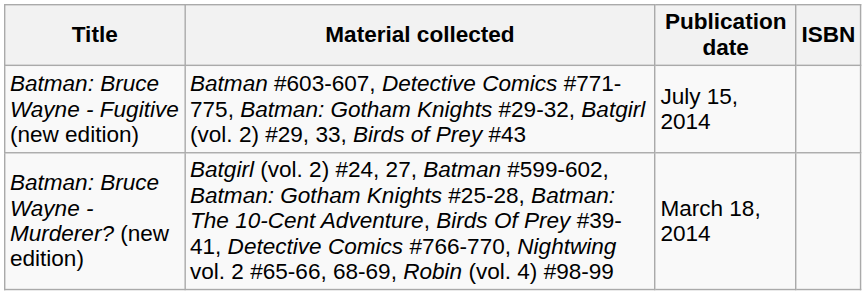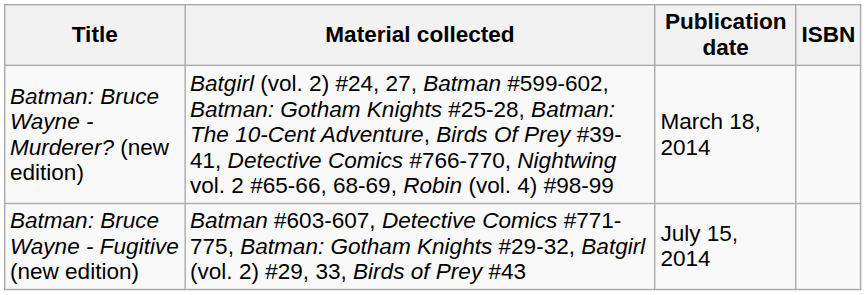rows swapped: (90, 220) <-> (94, 108)
